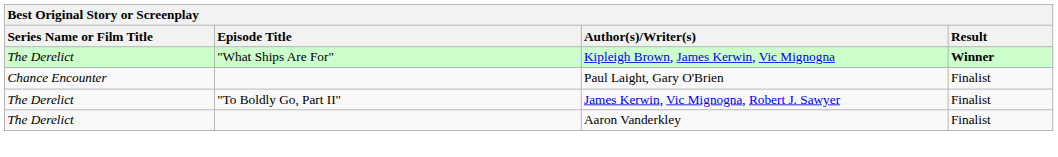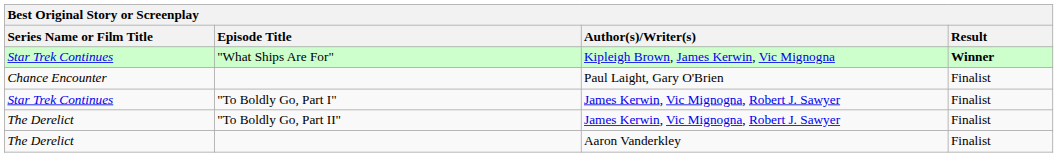(41, 57) The Derelict -> (60, 57) Star Trek Continues
+ row: (277, 99)
